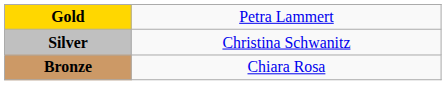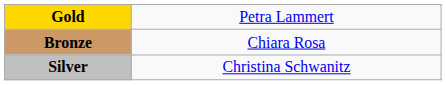rows swapped: (68, 42) <-> (68, 67)
